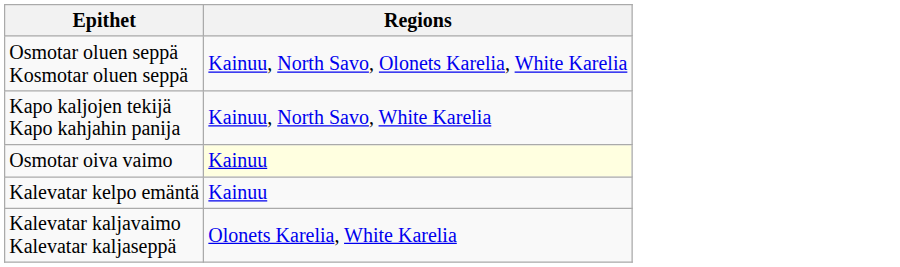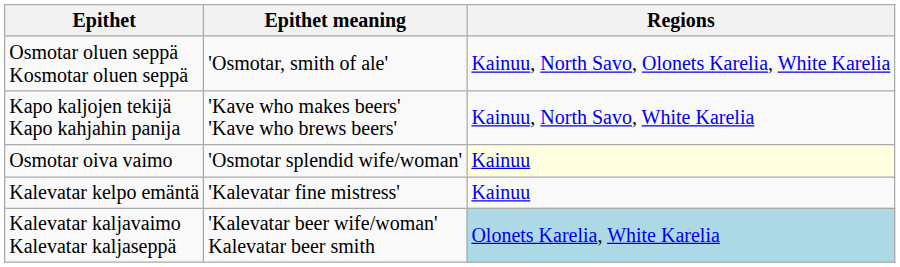+ column: (335, 20)
(333, 235) no background -> (596, 235) lightblue background
